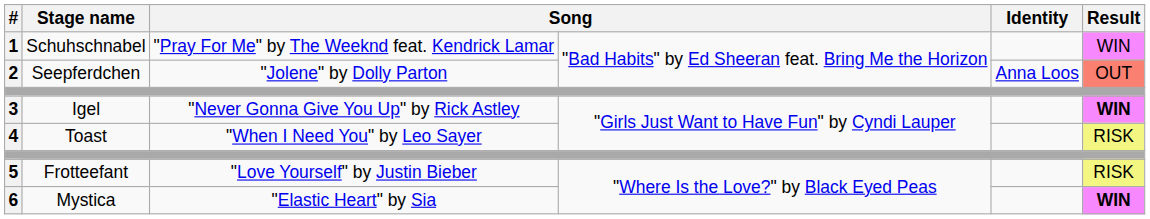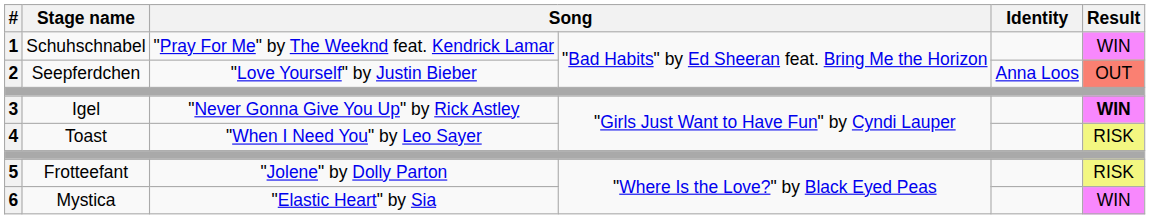(354, 73) "Jolene" by Dolly Parton -> (354, 73) "Love Yourself" by Justin Bieber
(354, 172) "Love Yourself" by Justin Bieber -> (354, 172) "Jolene" by Dolly Parton
(1114, 200) bold -> (1114, 200) normal
